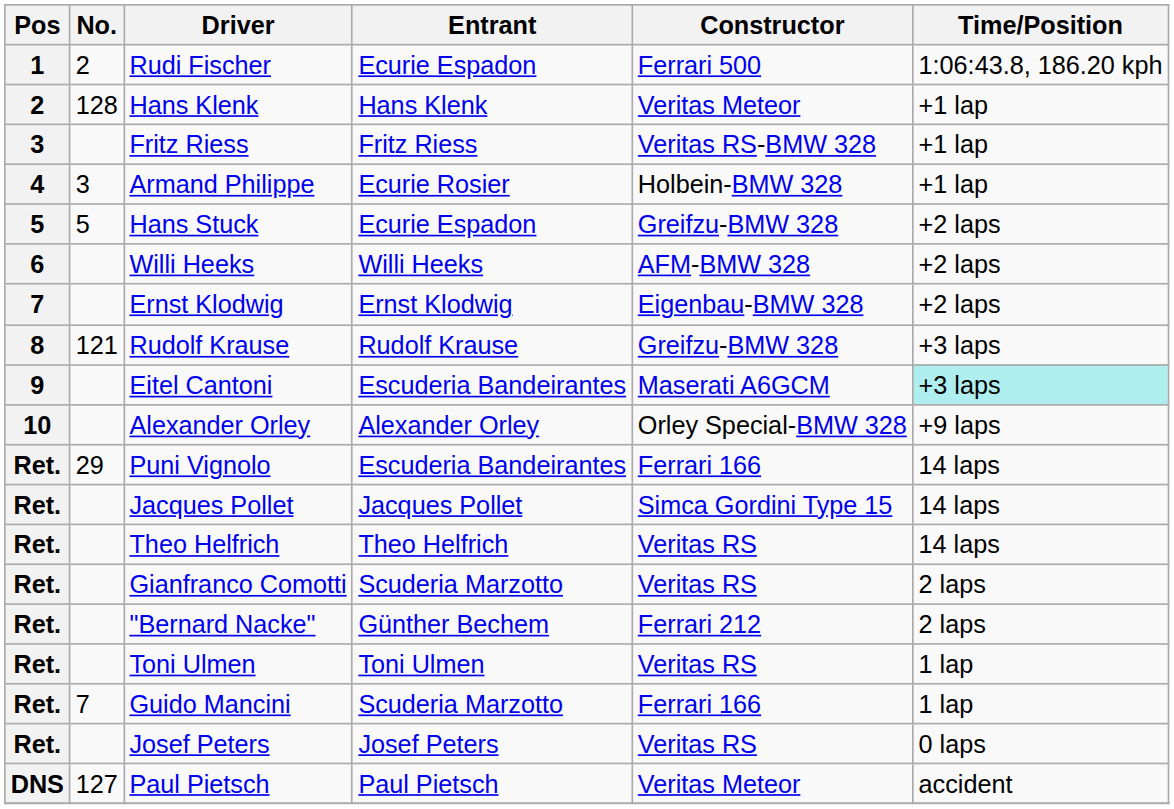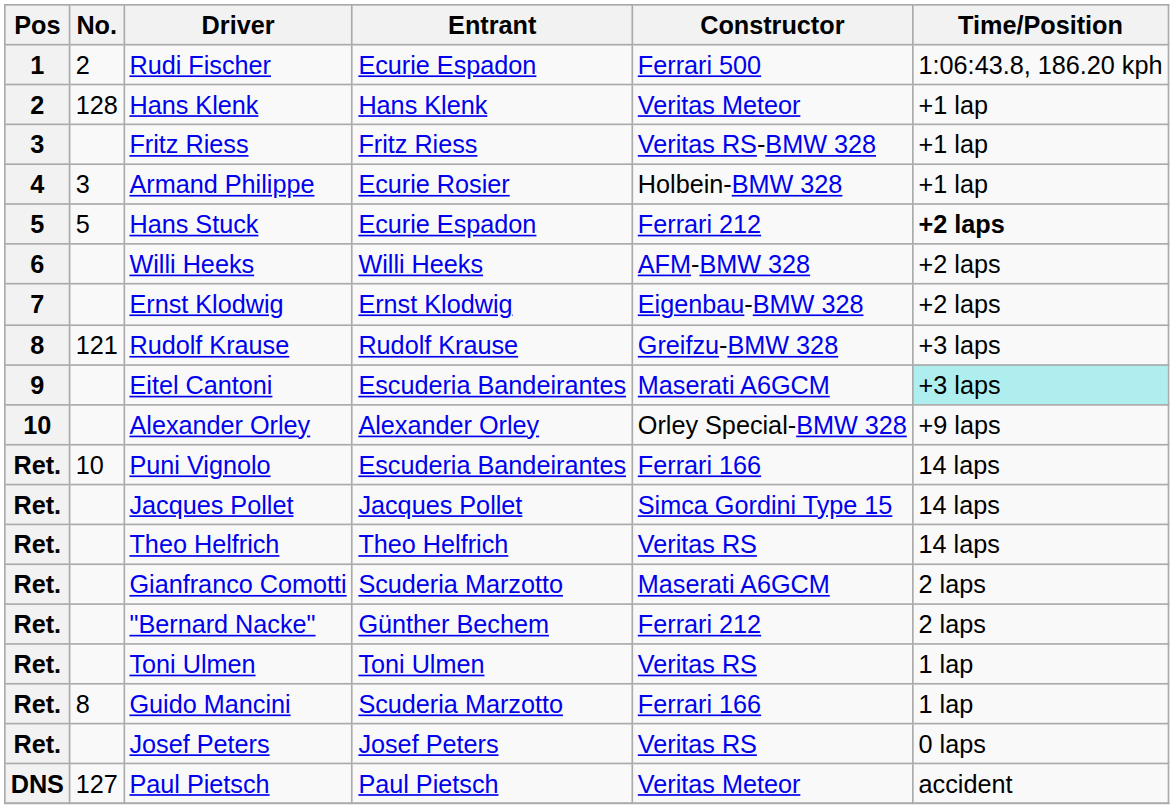(738, 225) Greifzu-BMW 328 -> (699, 225) Ferrari 212
(960, 225) normal -> (962, 225) bold
(90, 464) 29 -> (90, 464) 10
(697, 584) Veritas RS -> (734, 584) Maserati A6GCM
(83, 704) 7 -> (83, 704) 8
